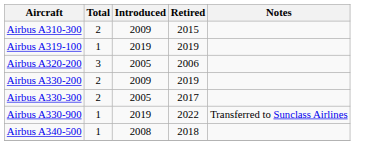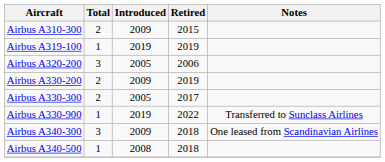+ row: (44, 132)
